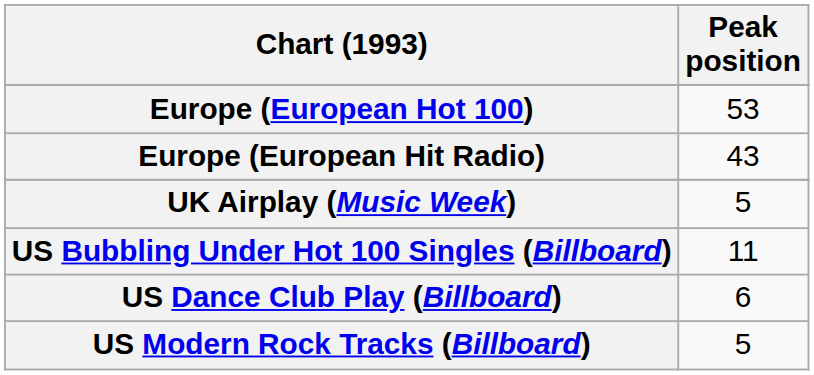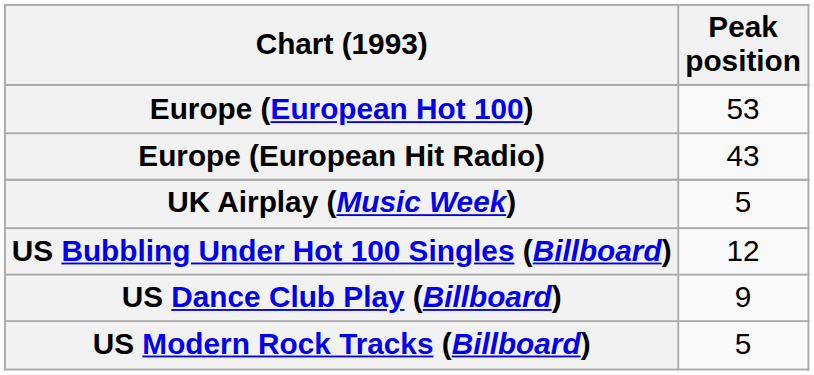(743, 250) 11 -> (743, 250) 12
(743, 297) 6 -> (743, 297) 9
